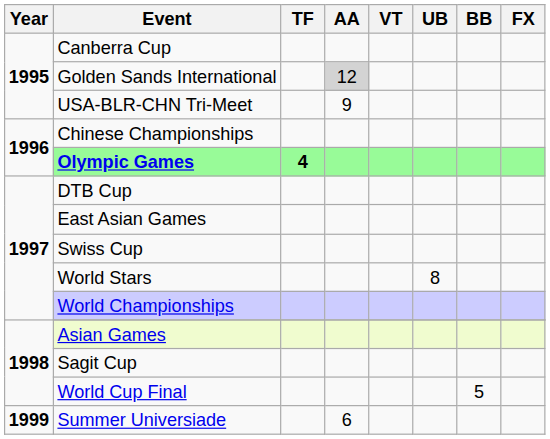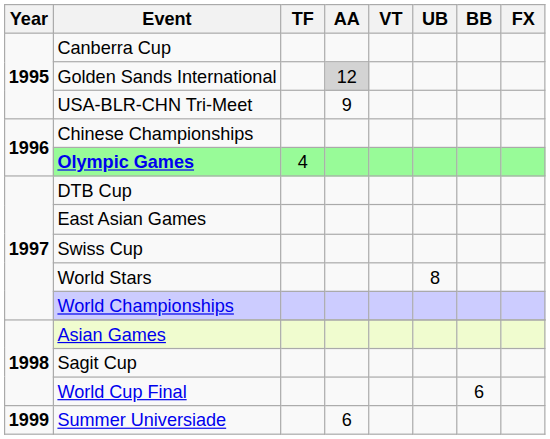(303, 162) bold -> (303, 162) normal
(479, 391) 5 -> (479, 391) 6
